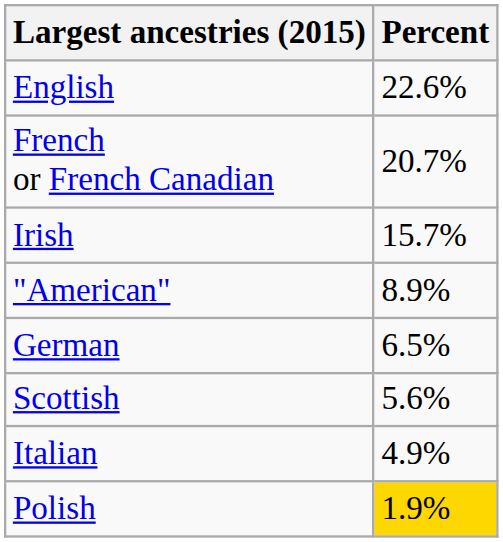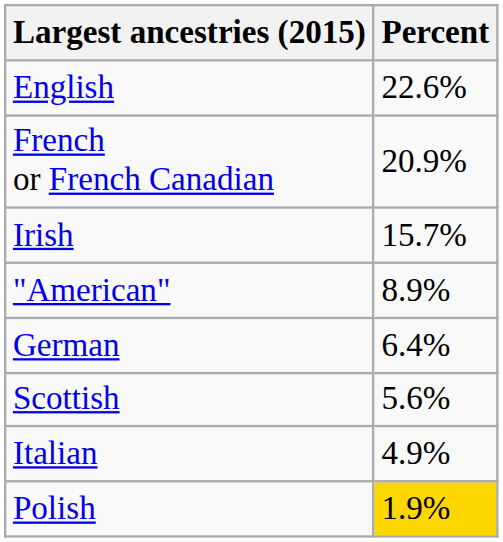(424, 161) 20.7% -> (424, 161) 20.9%
(416, 344) 6.5% -> (416, 344) 6.4%
